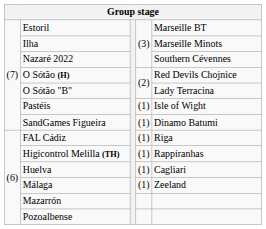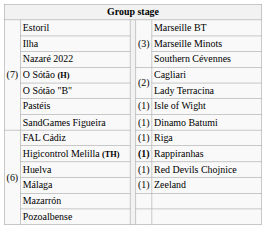(195, 75) Red Devils Chojnice -> (170, 75) Cagliari
(144, 153) normal -> (144, 153) bold
(170, 169) Cagliari -> (195, 169) Red Devils Chojnice
